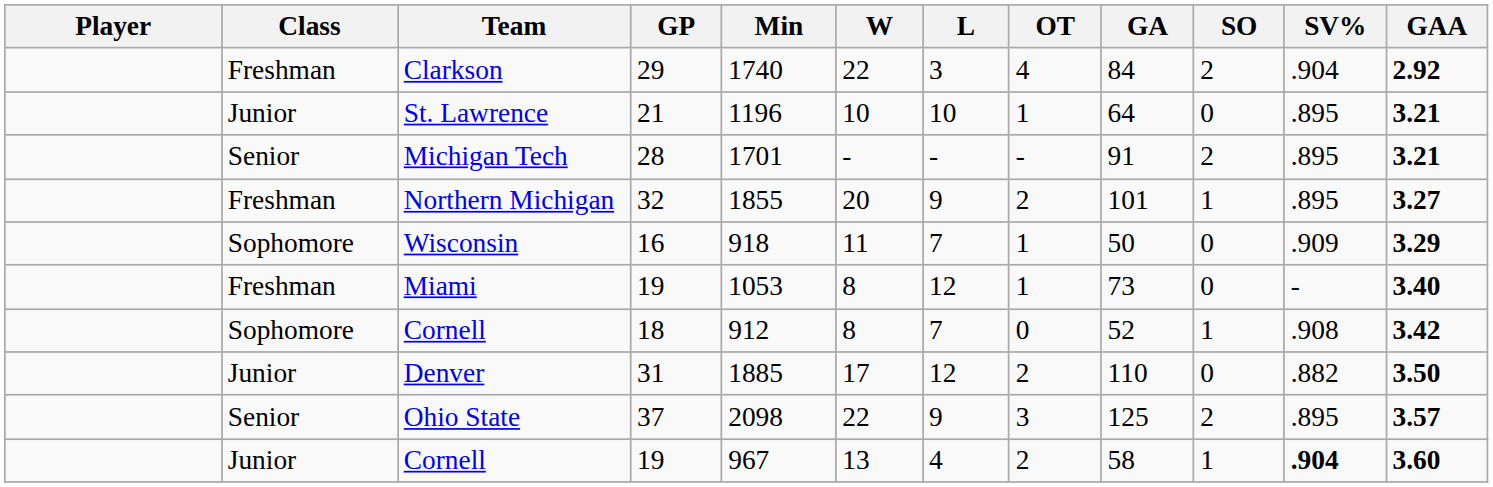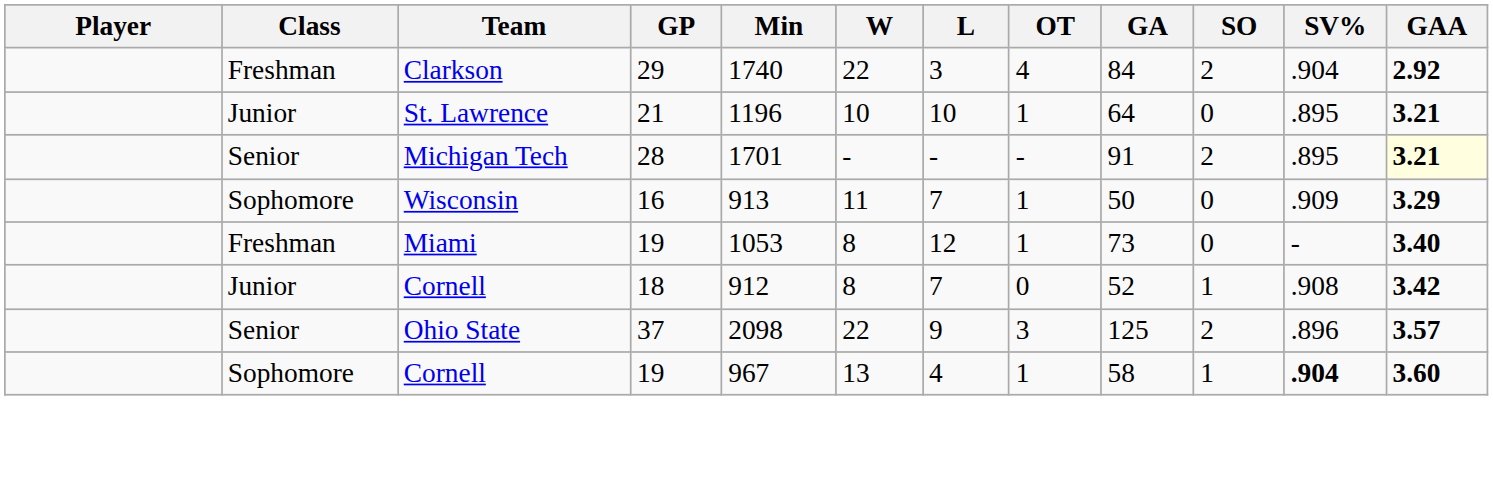(1416, 156) no background -> (1416, 156) lightyellow background
- row: (509, 199)
(749, 243) 918 -> (749, 199) 913
(291, 329) Sophomore -> (262, 286) Junior
- row: (444, 373)
(1315, 416) .895 -> (1315, 329) .896
(262, 460) Junior -> (291, 373) Sophomore
(1022, 460) 2 -> (1022, 373) 1
